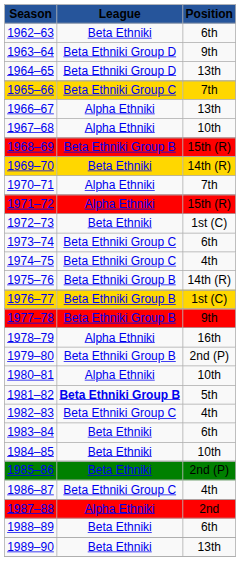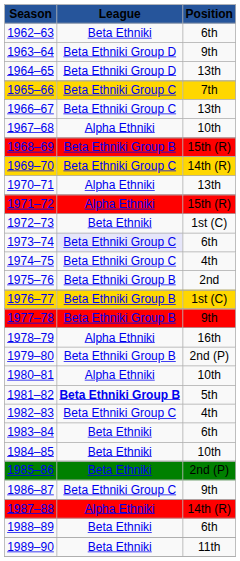(120, 109) Alpha Ethniki -> (120, 109) Beta Ethniki Group C
(120, 166) Beta Ethniki -> (120, 166) Beta Ethniki Group C
(209, 185) 7th -> (209, 185) 13th
(120, 242) no background -> (120, 242) lavender background
(209, 280) 14th (R) -> (209, 280) 2nd
(209, 489) 4th -> (209, 489) 9th
(209, 508) 2nd -> (209, 508) 14th (R)
(209, 546) 13th -> (209, 546) 11th
